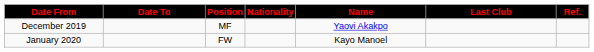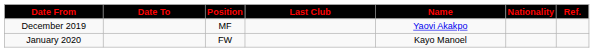columns swapped: (270, 12) <-> (491, 12)
